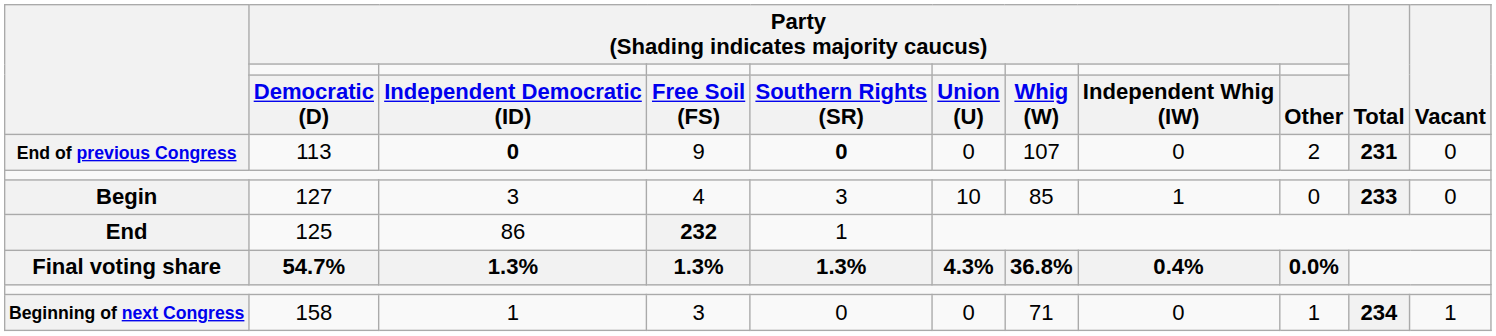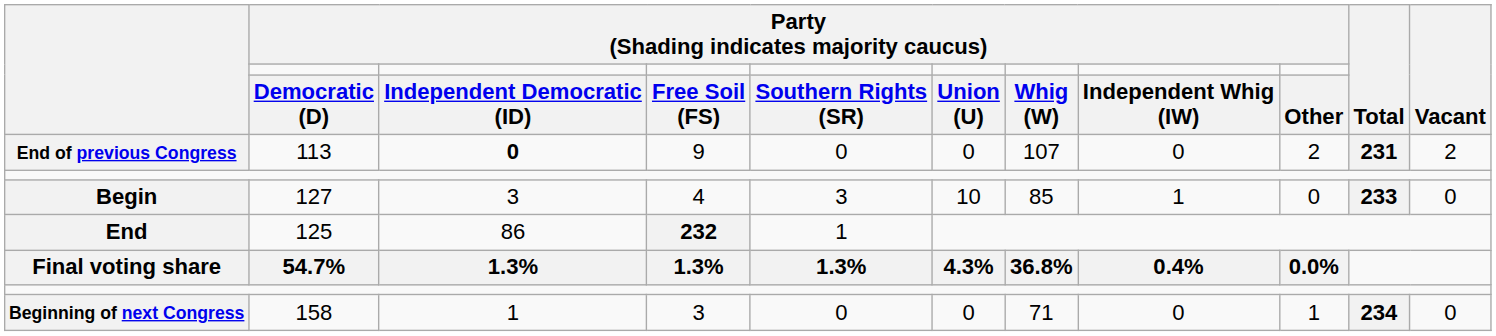(841, 151) bold -> (841, 151) normal
(1450, 151) 0 -> (1450, 151) 2
(1450, 312) 1 -> (1450, 312) 0
